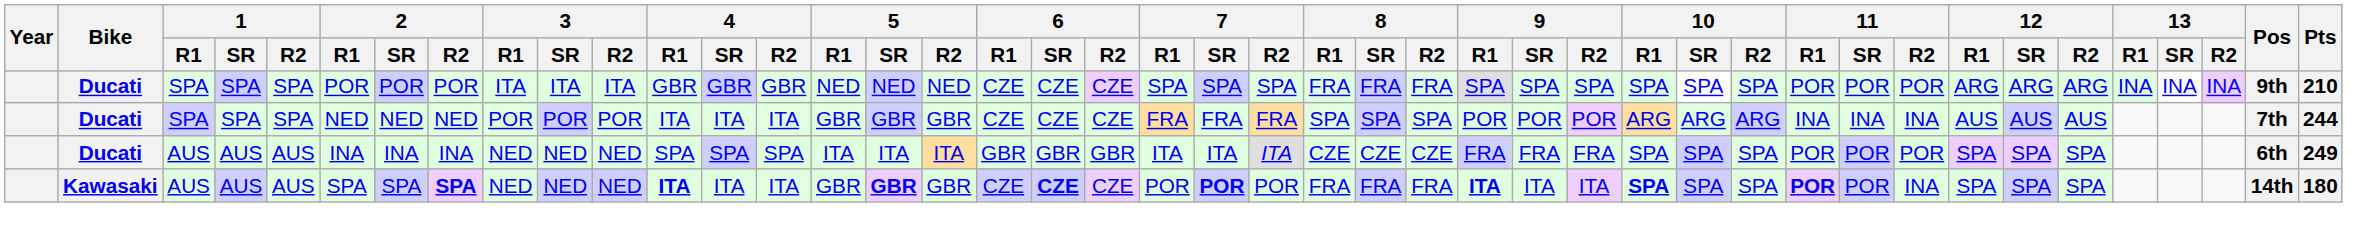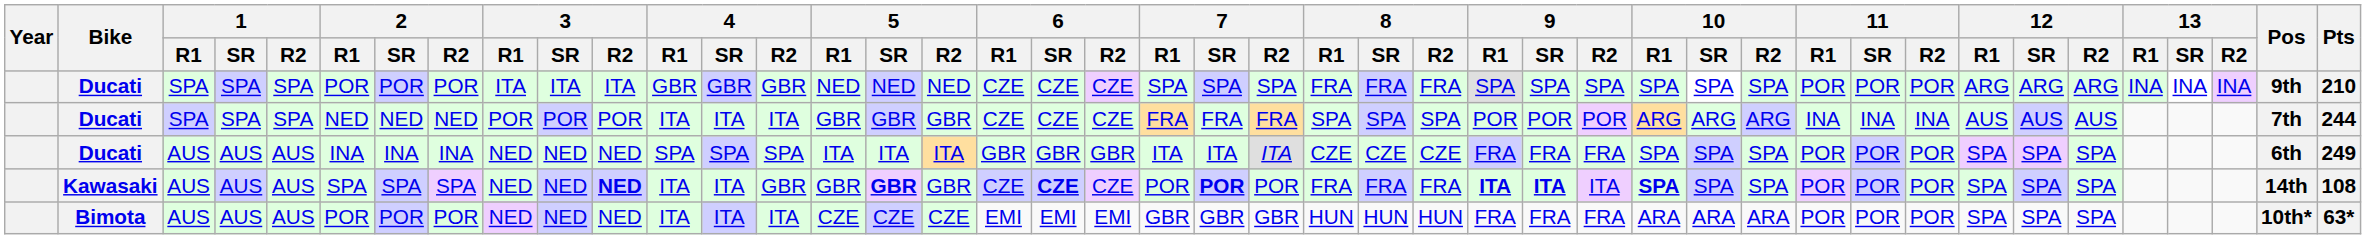(456, 185) bold -> (456, 185) normal
(620, 185) normal -> (620, 185) bold
(675, 185) bold -> (675, 185) normal
(784, 185) ITA -> (784, 185) GBR
(1539, 185) normal -> (1550, 185) bold
(1813, 185) bold -> (1823, 185) normal
(1922, 185) INA -> (1932, 185) POR
(2320, 185) 180 -> (2339, 185) 108
+ row: (110, 218)
